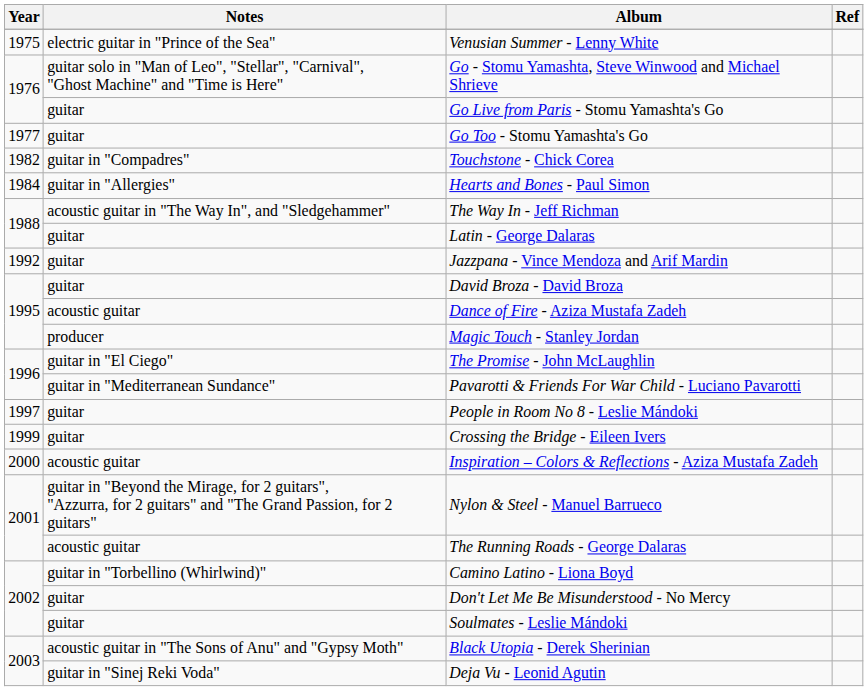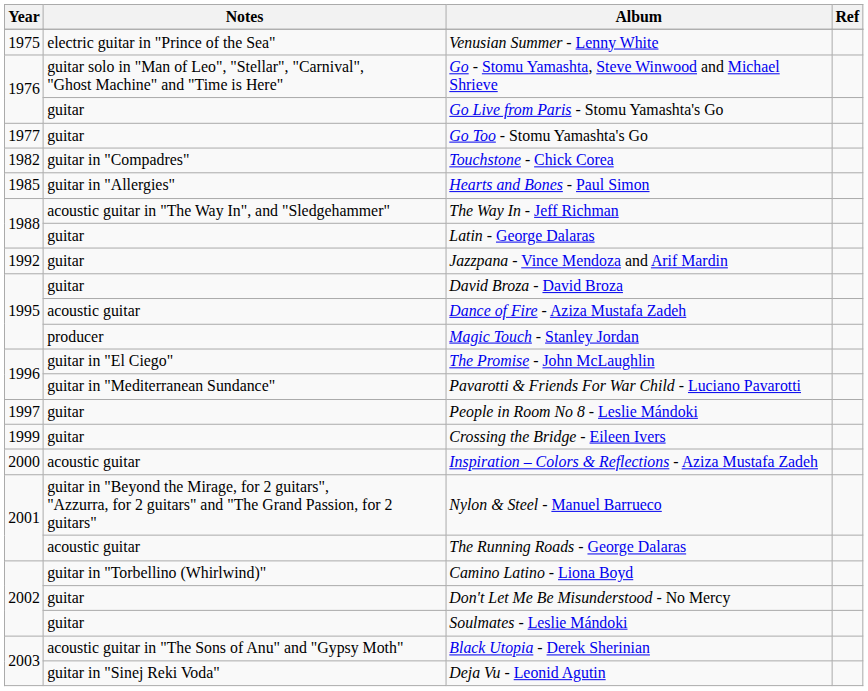(24, 185) 1984 -> (24, 185) 1985
